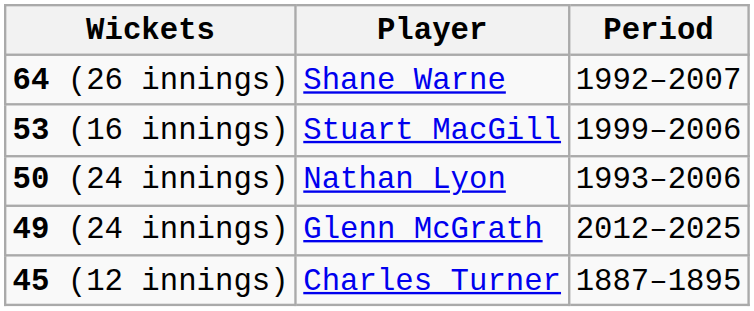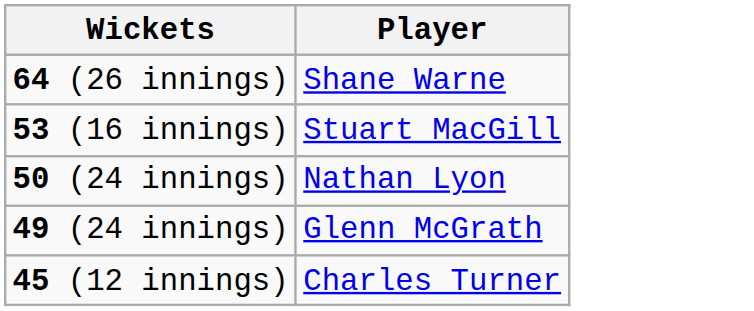- column: (658, 30)
